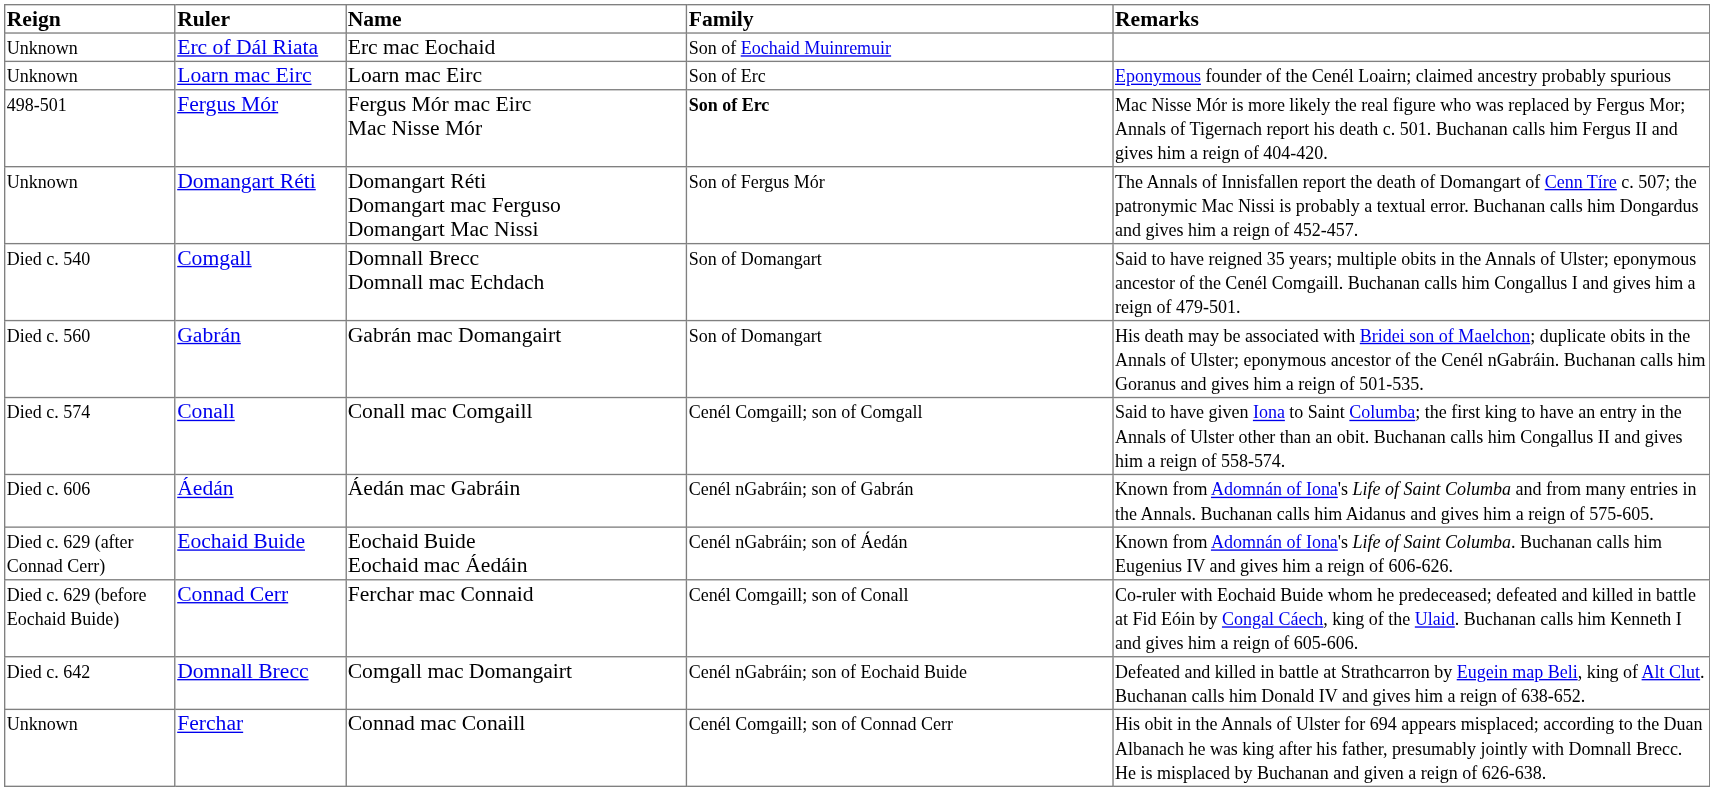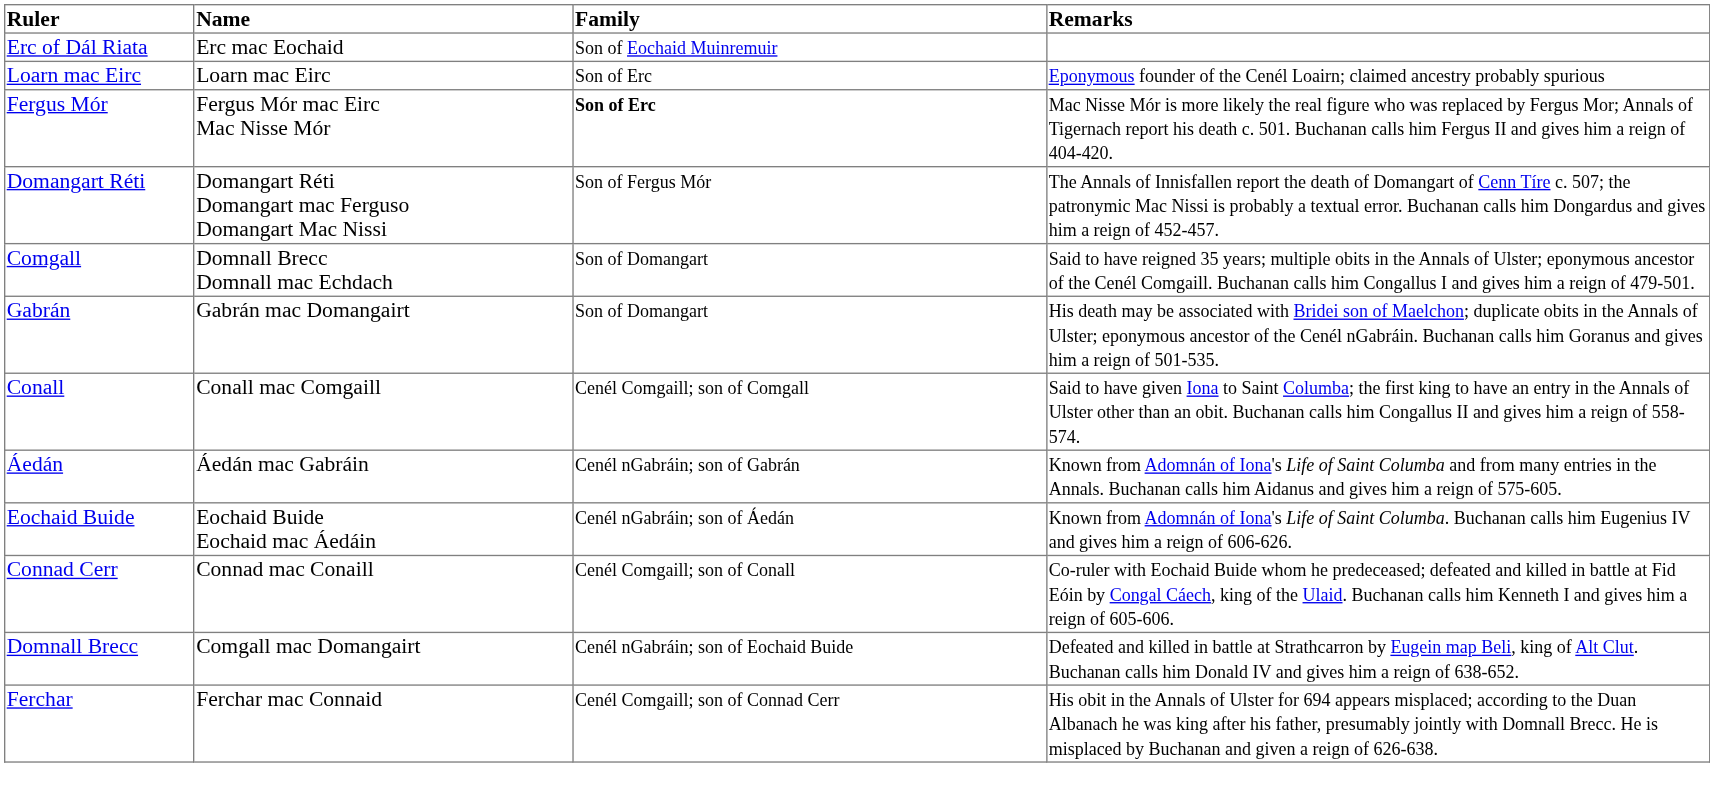- column: (34, 18)
(441, 593) Ferchar mac Connaid -> (285, 569) Connad mac Conaill
(436, 723) Connad mac Conaill -> (289, 699) Ferchar mac Connaid
